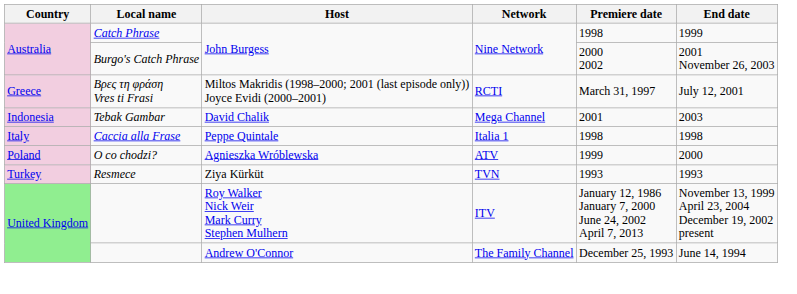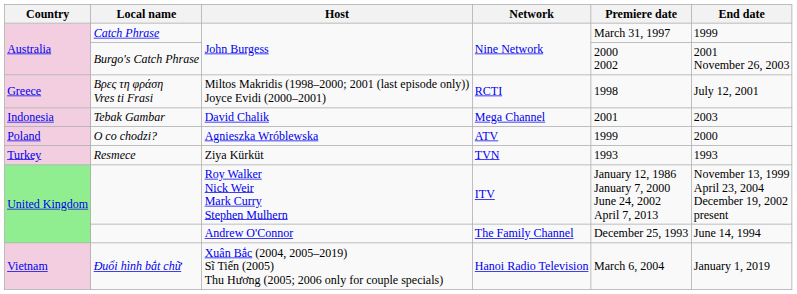(591, 33) 1998 -> (632, 33) March 31, 1997
(617, 91) March 31, 1997 -> (606, 91) 1998
- row: (137, 136)
+ row: (137, 266)
